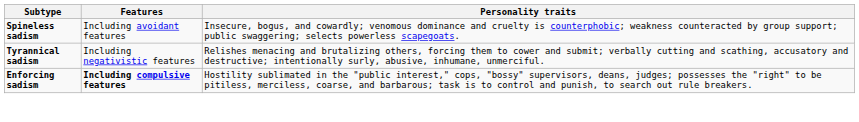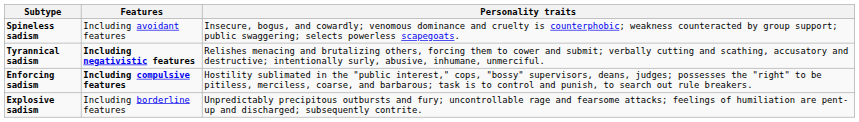(139, 56) normal -> (139, 56) bold
+ row: (30, 105)
